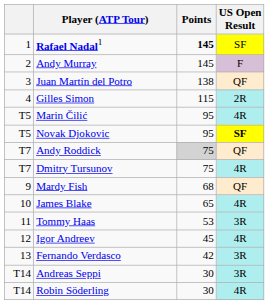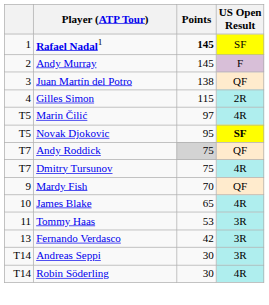(208, 116) 95 -> (208, 116) 97
(208, 186) 68 -> (208, 186) 70
- row: (65, 238)
